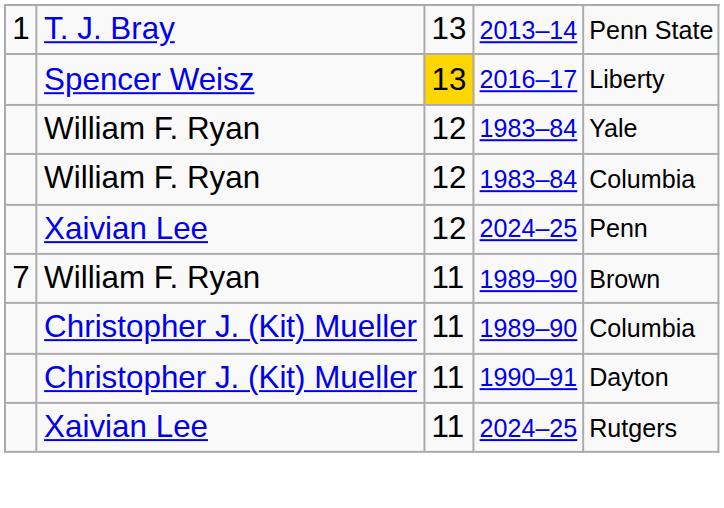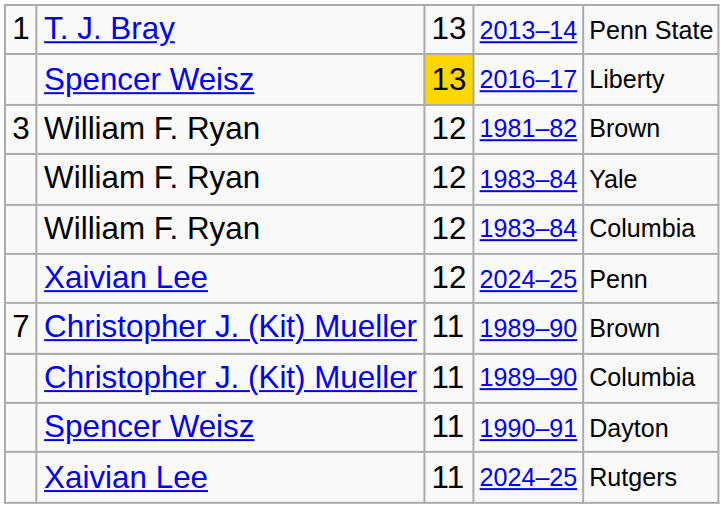+ row: (21, 128)
(152, 278) William F. Ryan -> (231, 327) Christopher J. (Kit) Mueller
(231, 377) Christopher J. (Kit) Mueller -> (149, 427) Spencer Weisz
